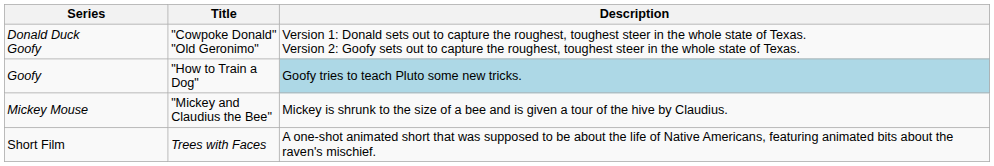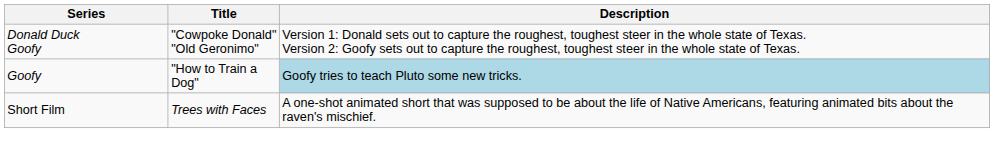- row: (48, 110)
